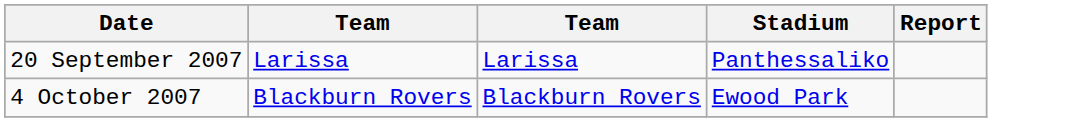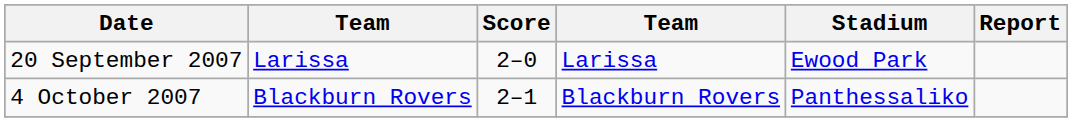+ column: (517, 23)
(801, 60) Panthessaliko -> (859, 60) Ewood Park
(780, 98) Ewood Park -> (880, 98) Panthessaliko
